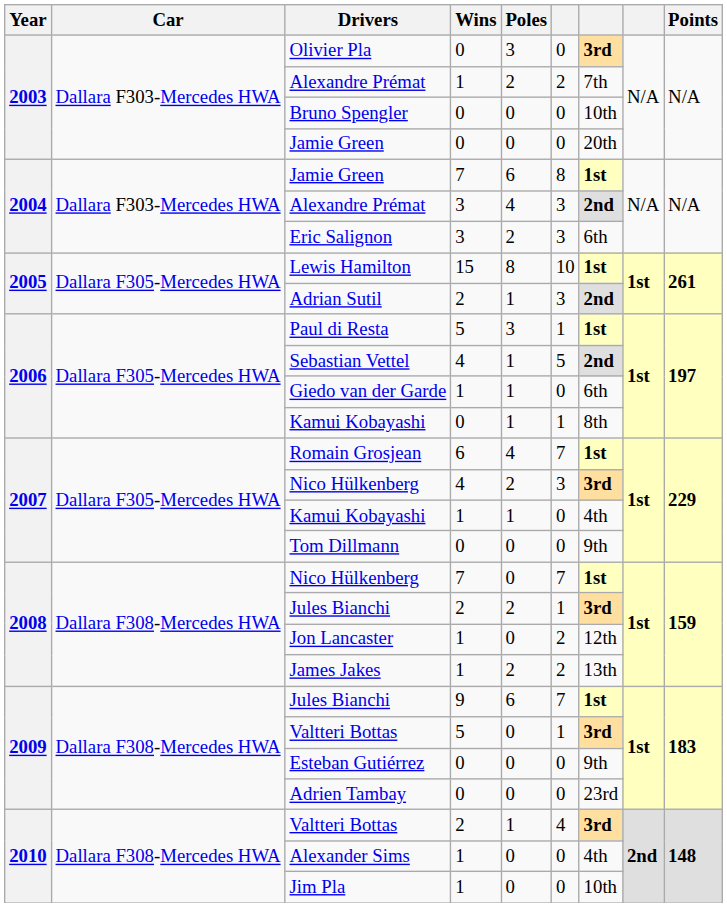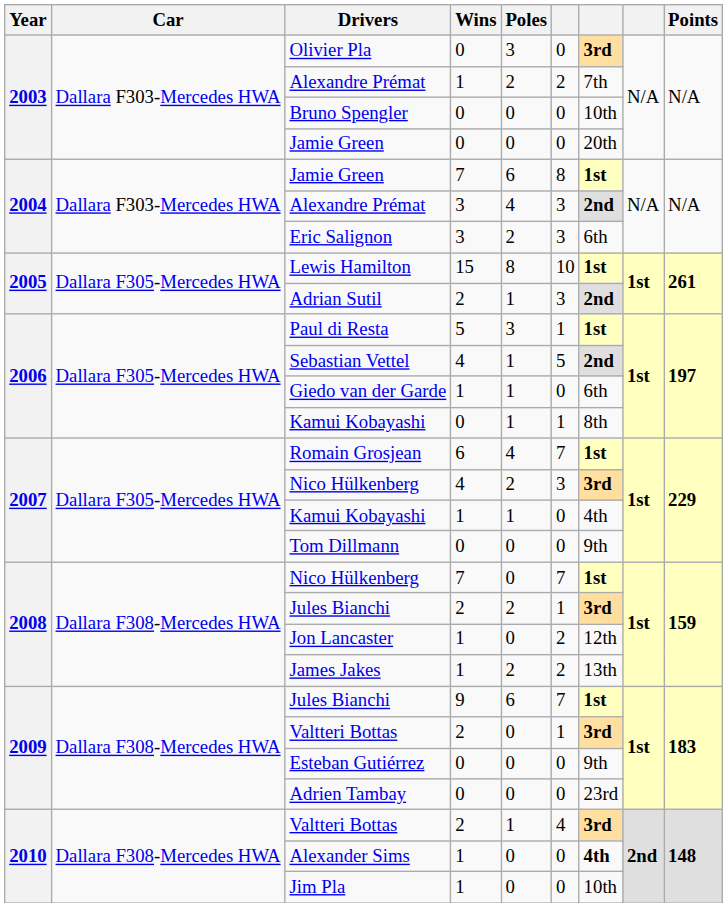(460, 731) 5 -> (460, 731) 2
(596, 855) normal -> (597, 855) bold
